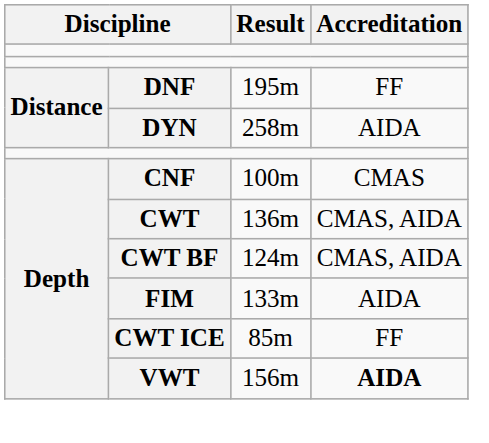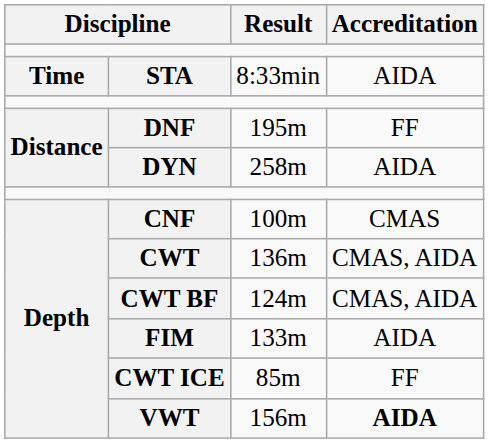+ row: (169, 75)
